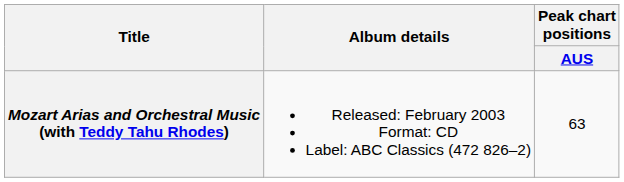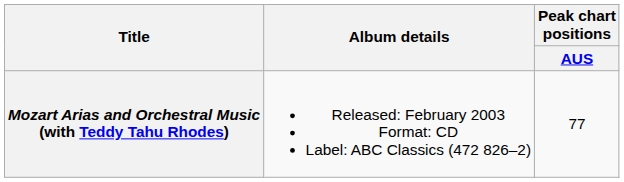(577, 123) 63 -> (577, 123) 77
